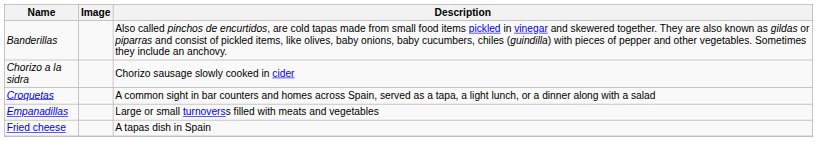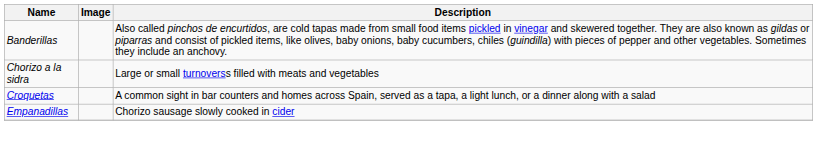(205, 73) Chorizo sausage slowly cooked in cider -> (247, 73) Large or small turnoverss filled with meats and vegetables
(247, 112) Large or small turnoverss filled with meats and vegetables -> (205, 112) Chorizo sausage slowly cooked in cider
- row: (36, 128)
